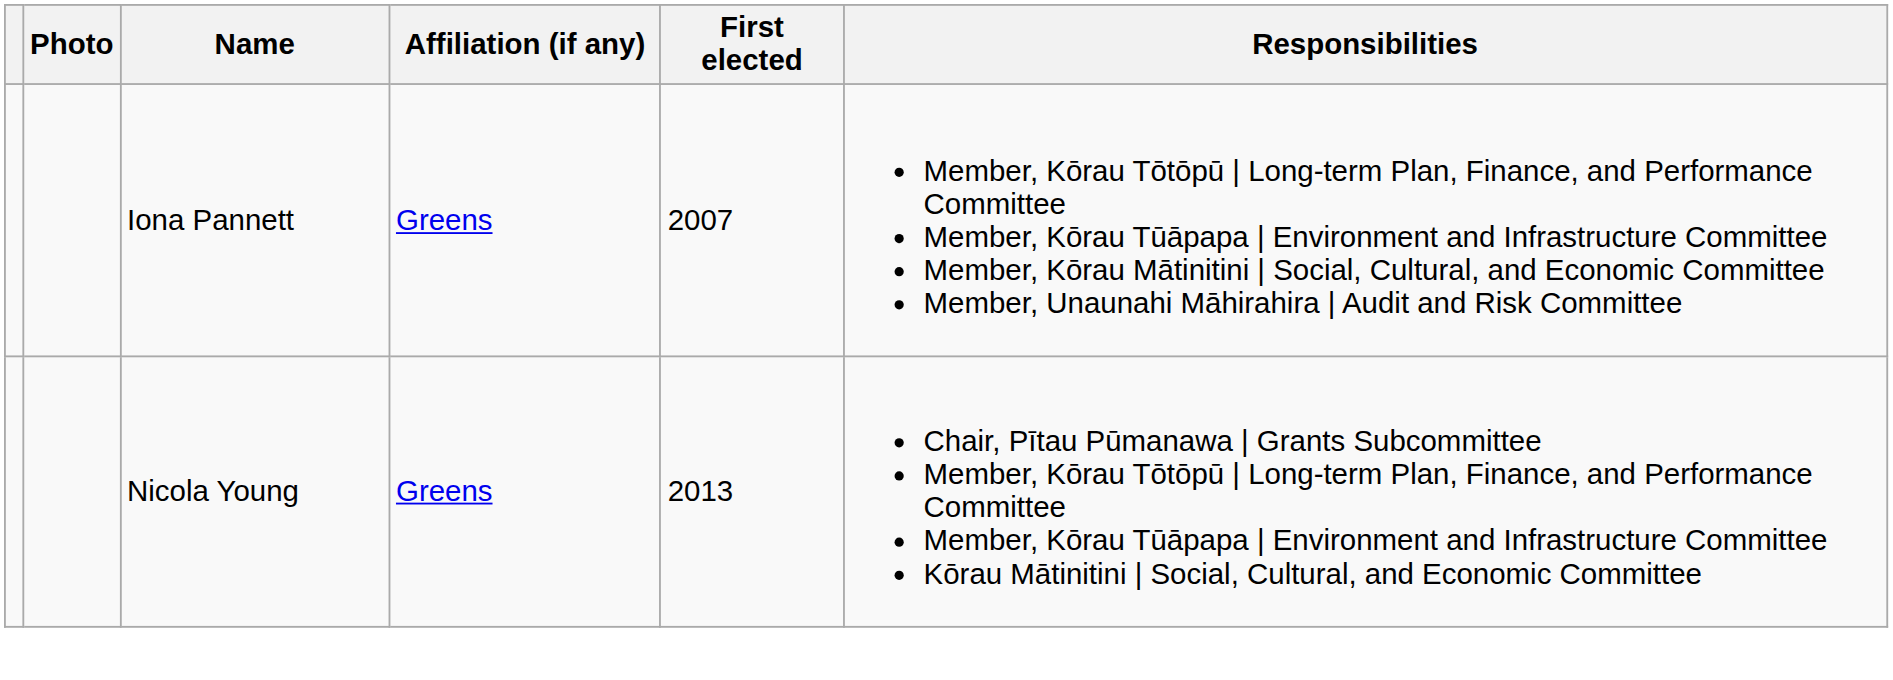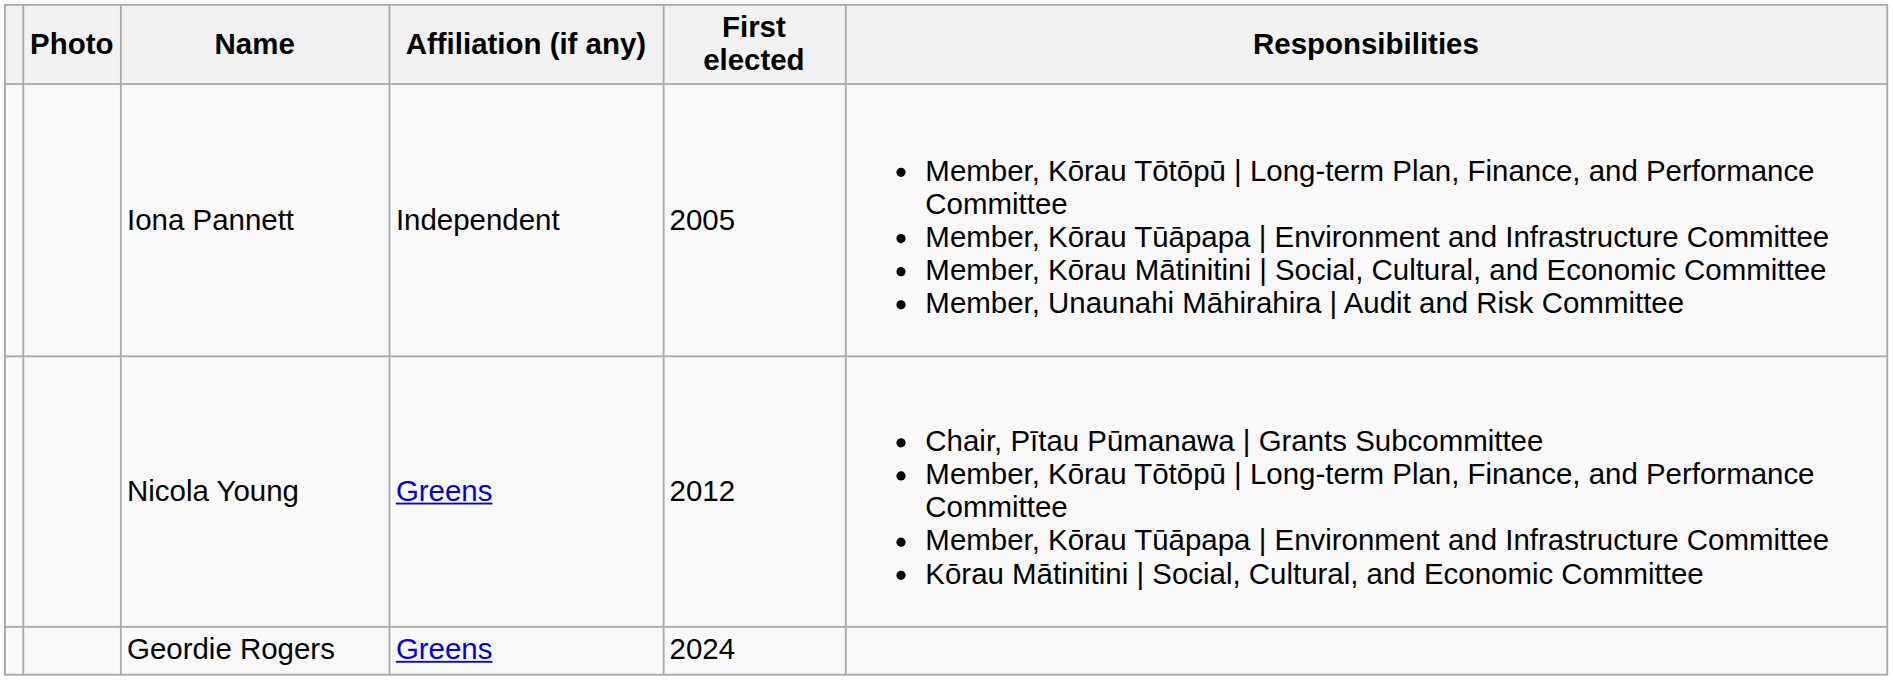(444, 219) Greens -> (478, 219) Independent
(700, 219) 2007 -> (702, 219) 2005
(700, 491) 2013 -> (702, 491) 2012
+ row: (231, 649)
